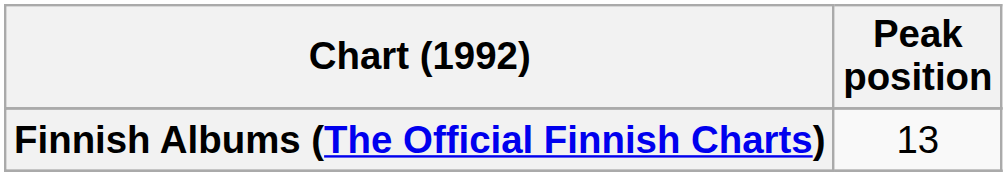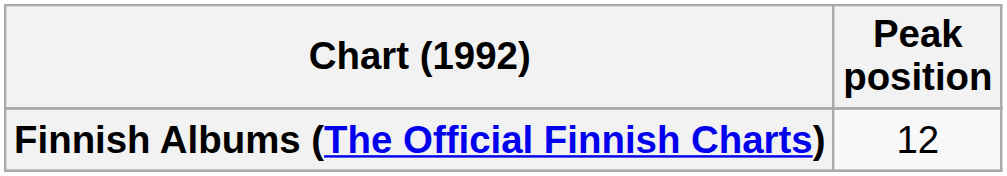(918, 139) 13 -> (918, 139) 12
